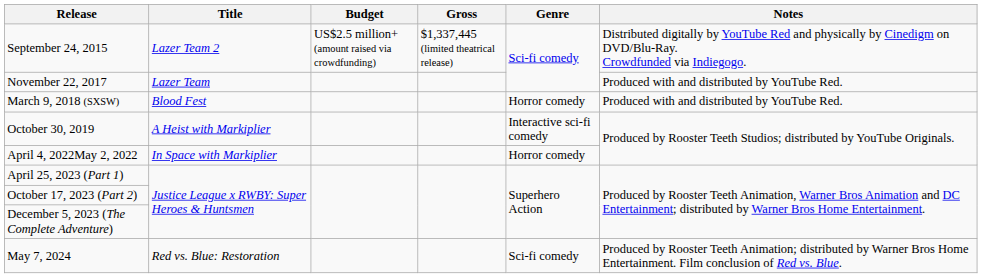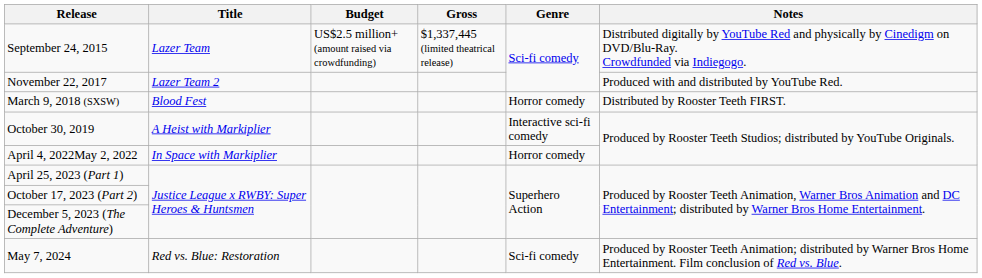(186, 48) Lazer Team 2 -> (181, 48) Lazer Team
(181, 82) Lazer Team -> (186, 82) Lazer Team 2
(722, 101) Produced with and distributed by YouTube Red. -> (694, 101) Distributed by Rooster Teeth FIRST.
